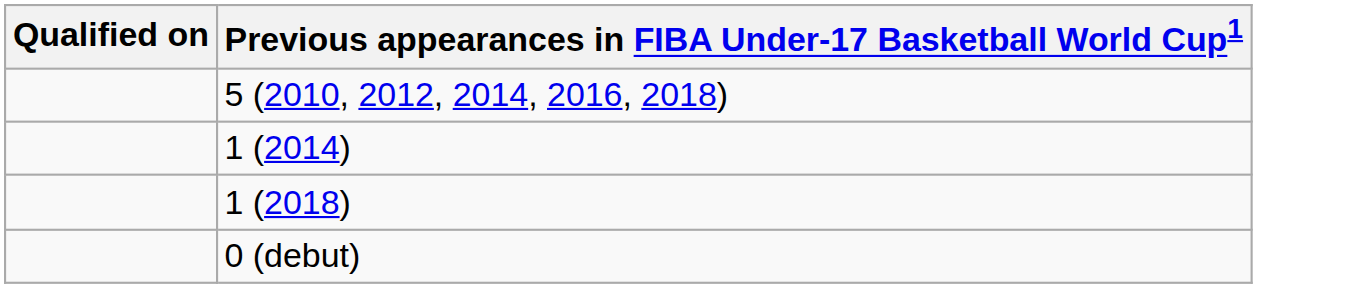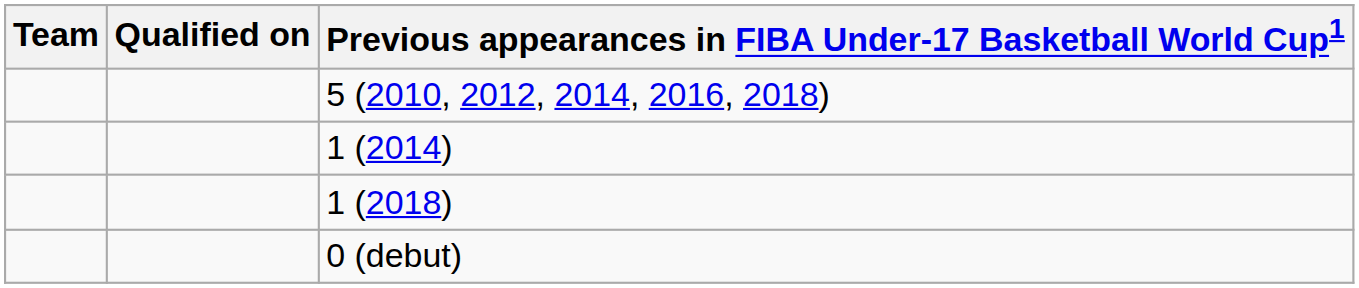+ column: (56, 35)
